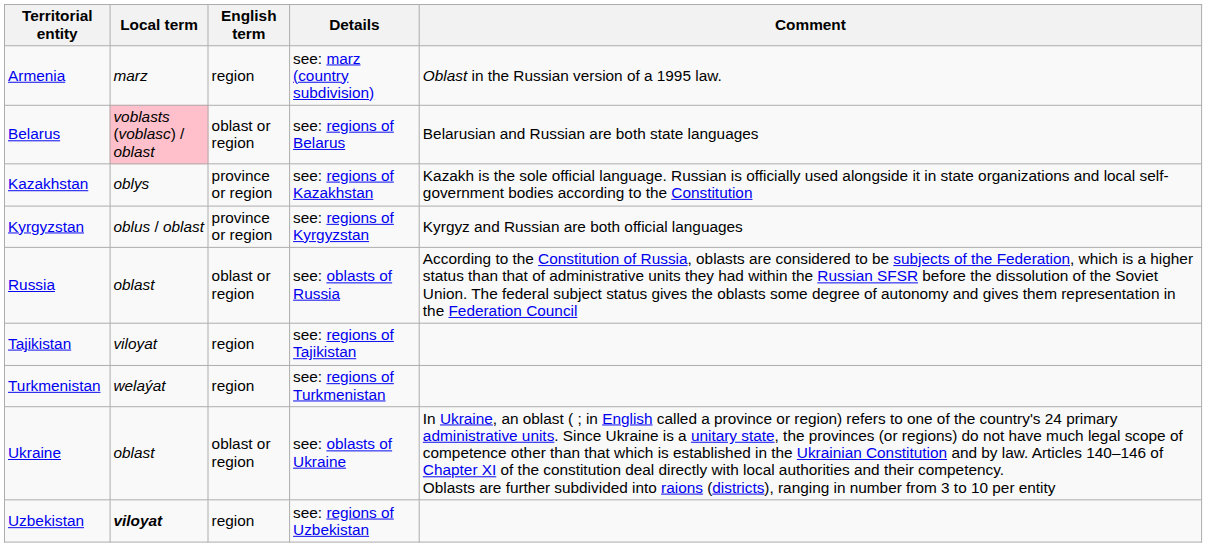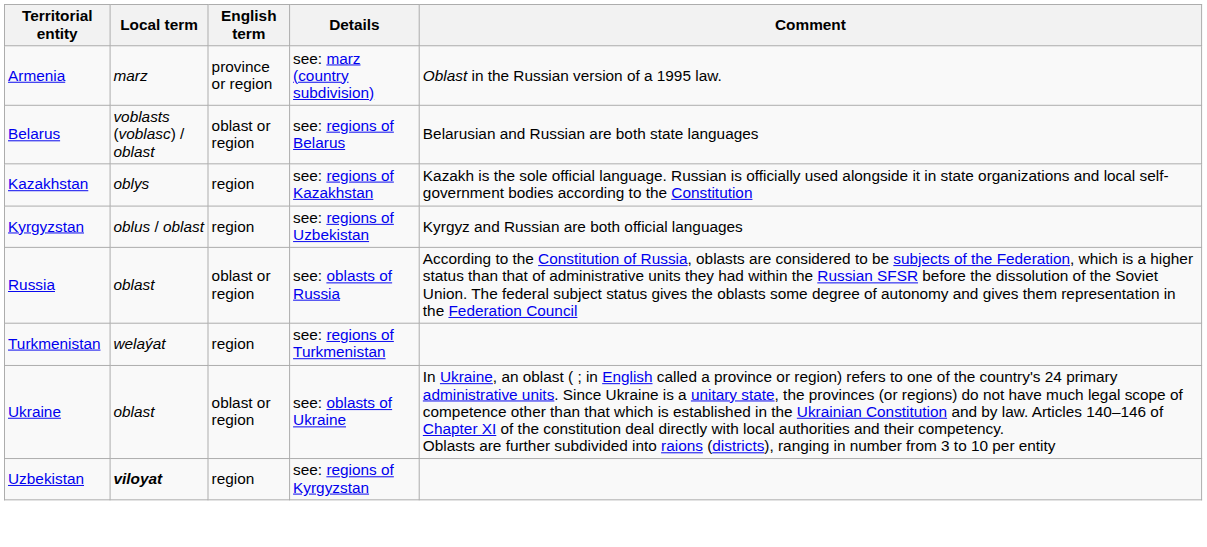(233, 75) region -> (242, 75) province or region
(149, 134) pink background -> (149, 134) no background
(242, 184) province or region -> (233, 184) region
(242, 226) province or region -> (233, 226) region
(343, 226) see: regions of Kyrgyzstan -> (343, 226) see: regions of Uzbekistan
- row: (40, 344)
(343, 521) see: regions of Uzbekistan -> (343, 479) see: regions of Kyrgyzstan
